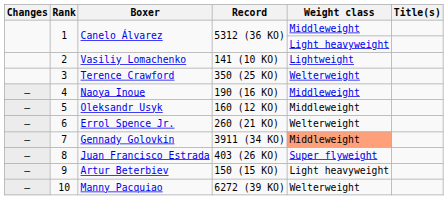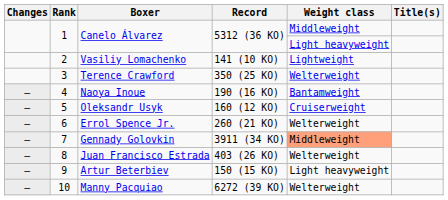(325, 92) Middleweight -> (325, 92) Bantamweight
(325, 108) Middleweight -> (328, 108) Cruiserweight
(333, 155) Super flyweight -> (325, 155) Welterweight
